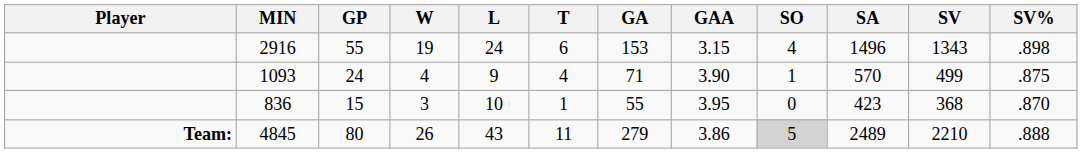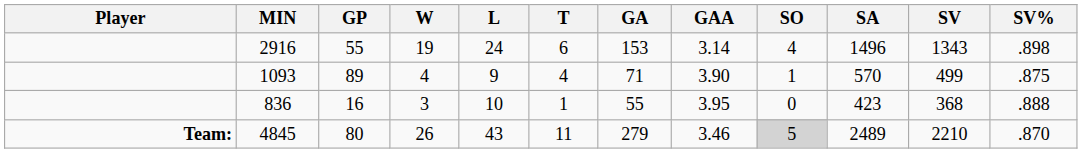(714, 47) 3.15 -> (714, 47) 3.14
(354, 76) 24 -> (354, 76) 89
(354, 104) 15 -> (354, 104) 16
(1034, 104) .870 -> (1034, 104) .888
(714, 133) 3.86 -> (714, 133) 3.46
(1034, 133) .888 -> (1034, 133) .870
